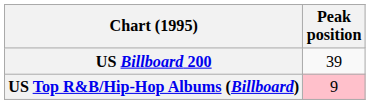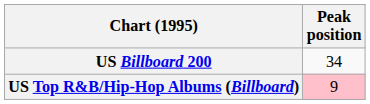(334, 61) 39 -> (334, 61) 34
